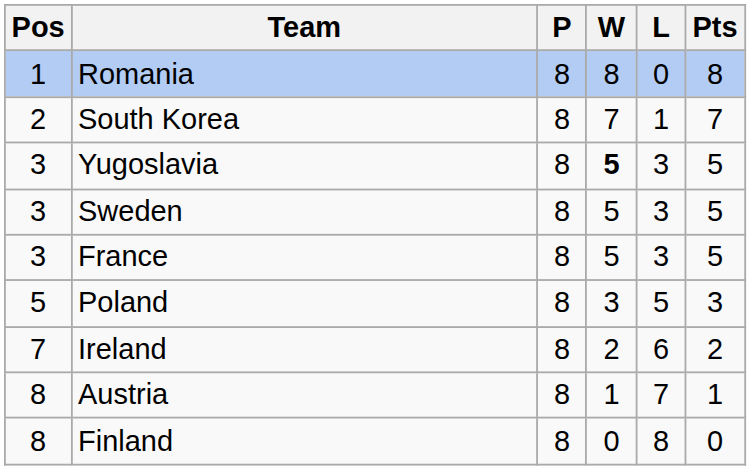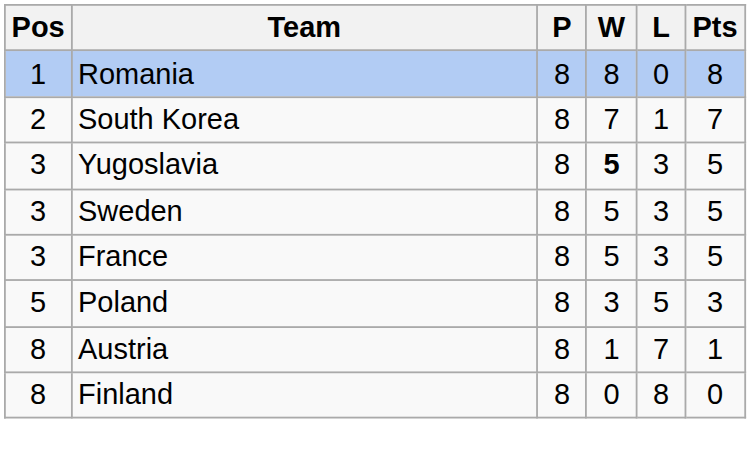- row: (122, 348)
